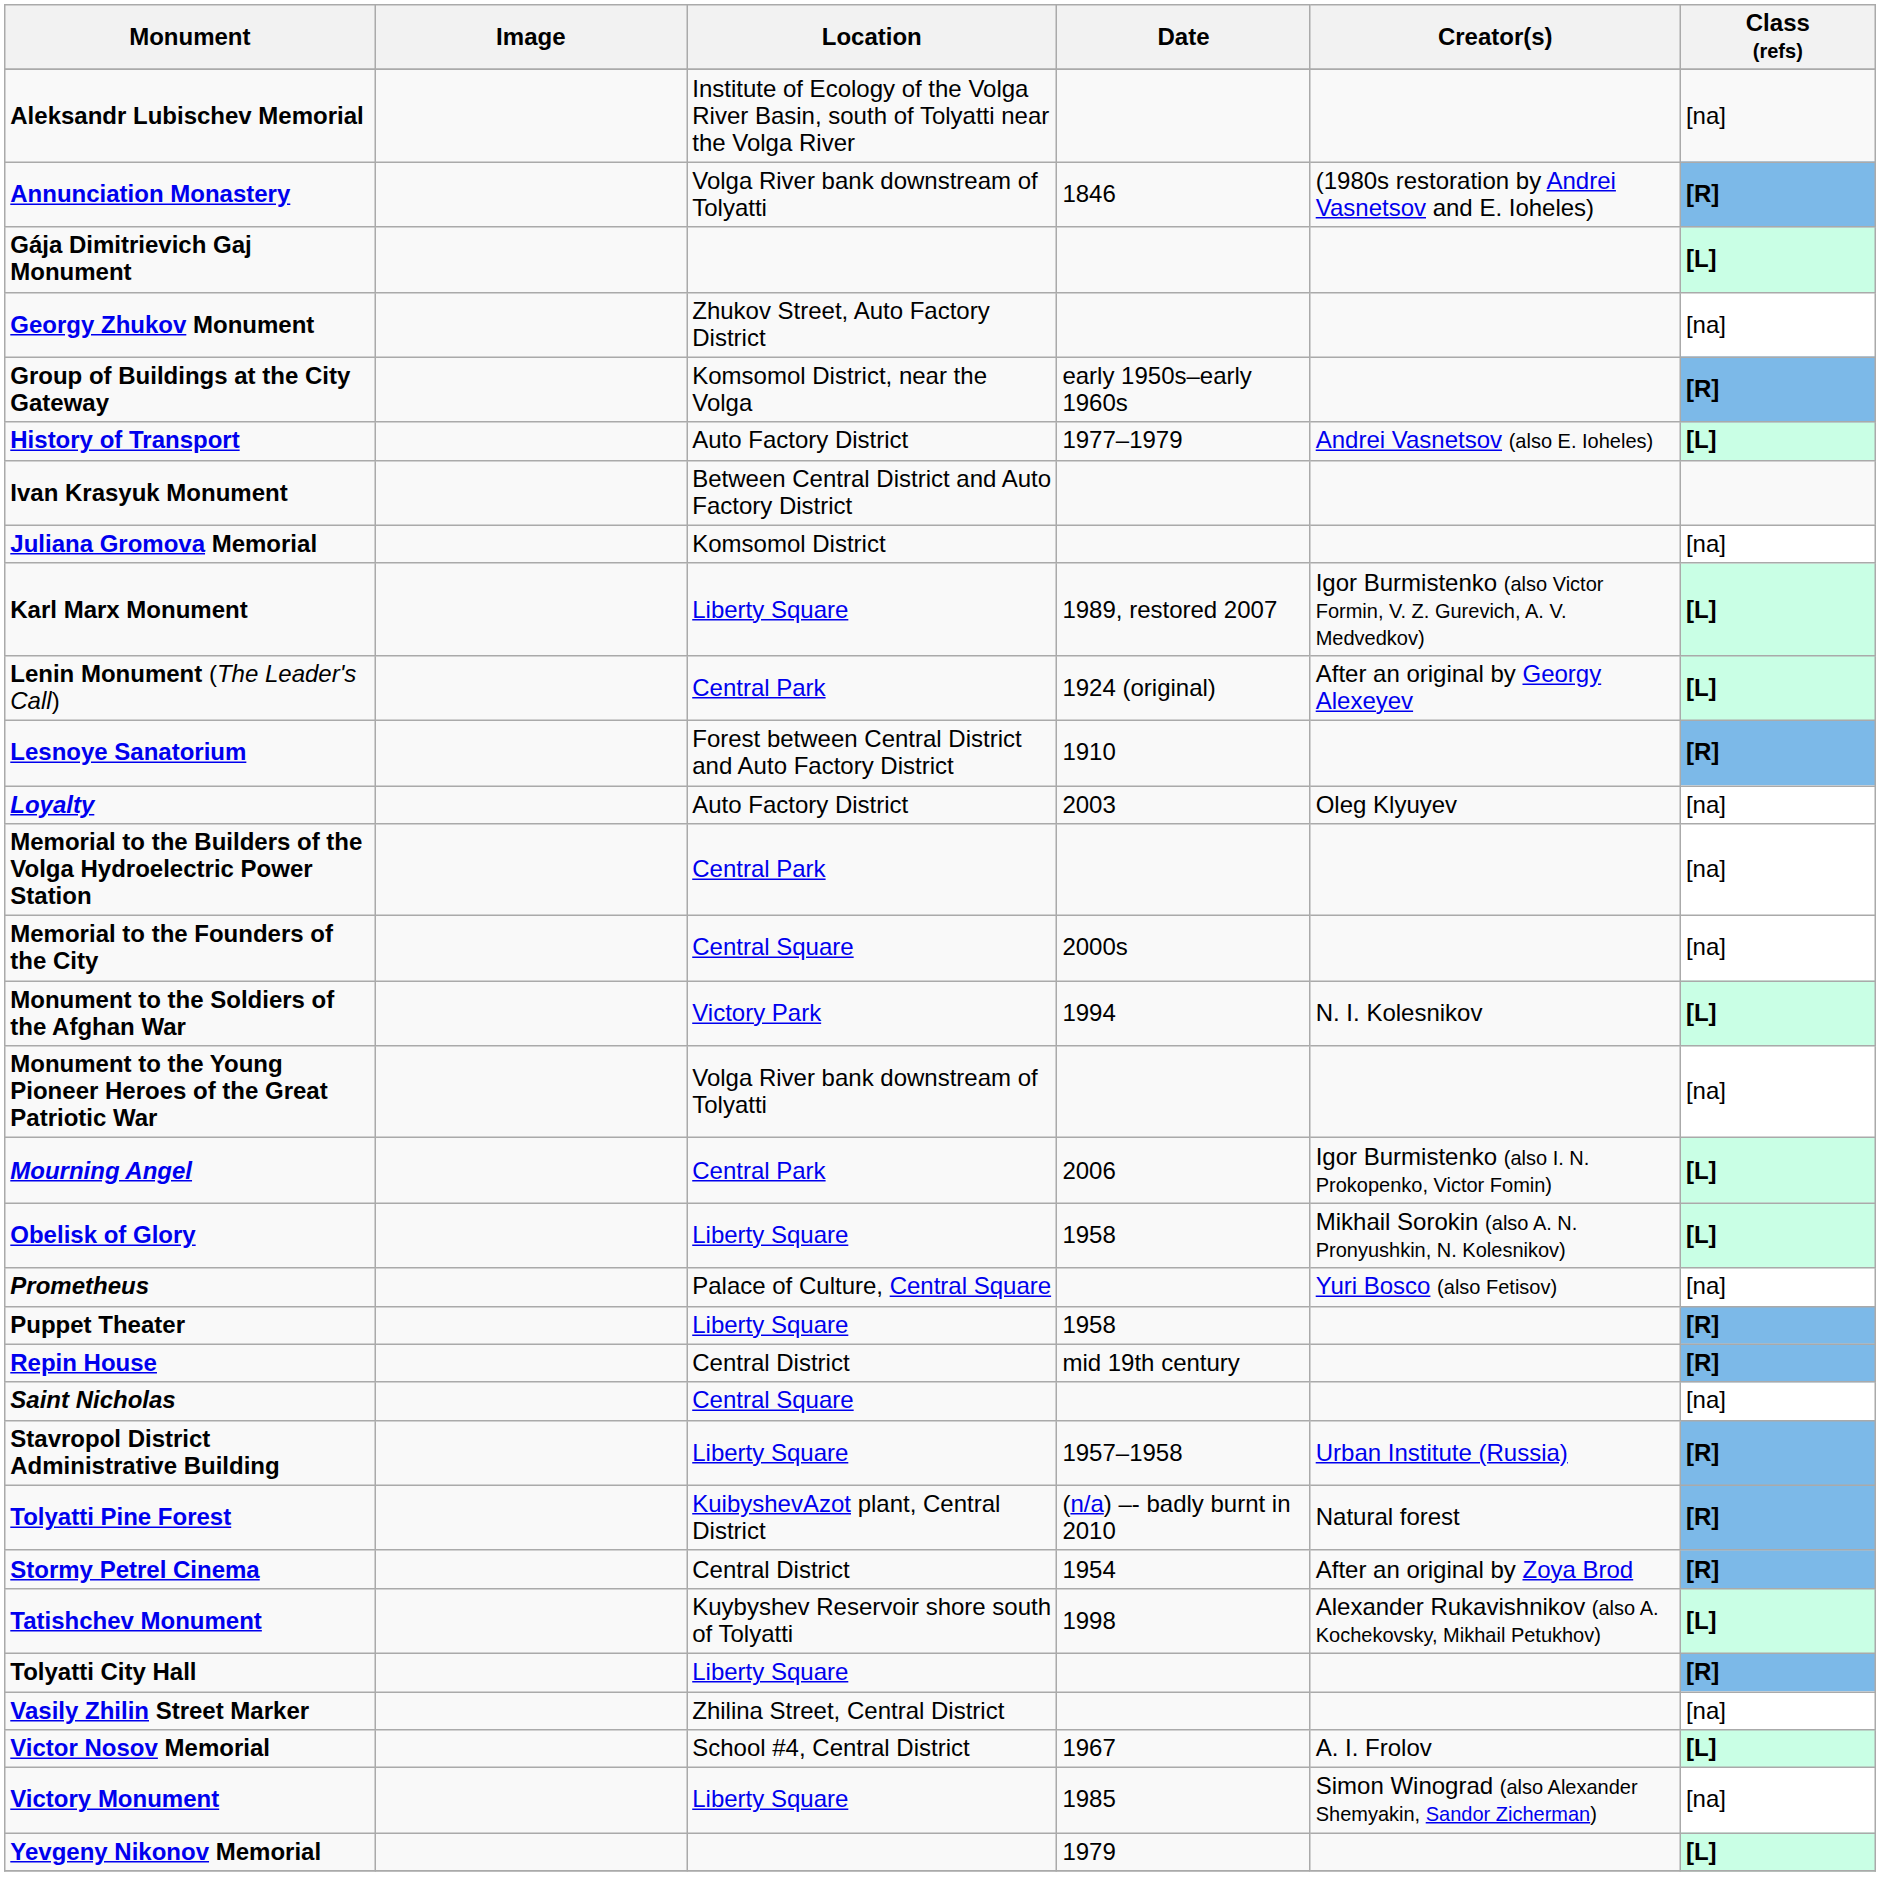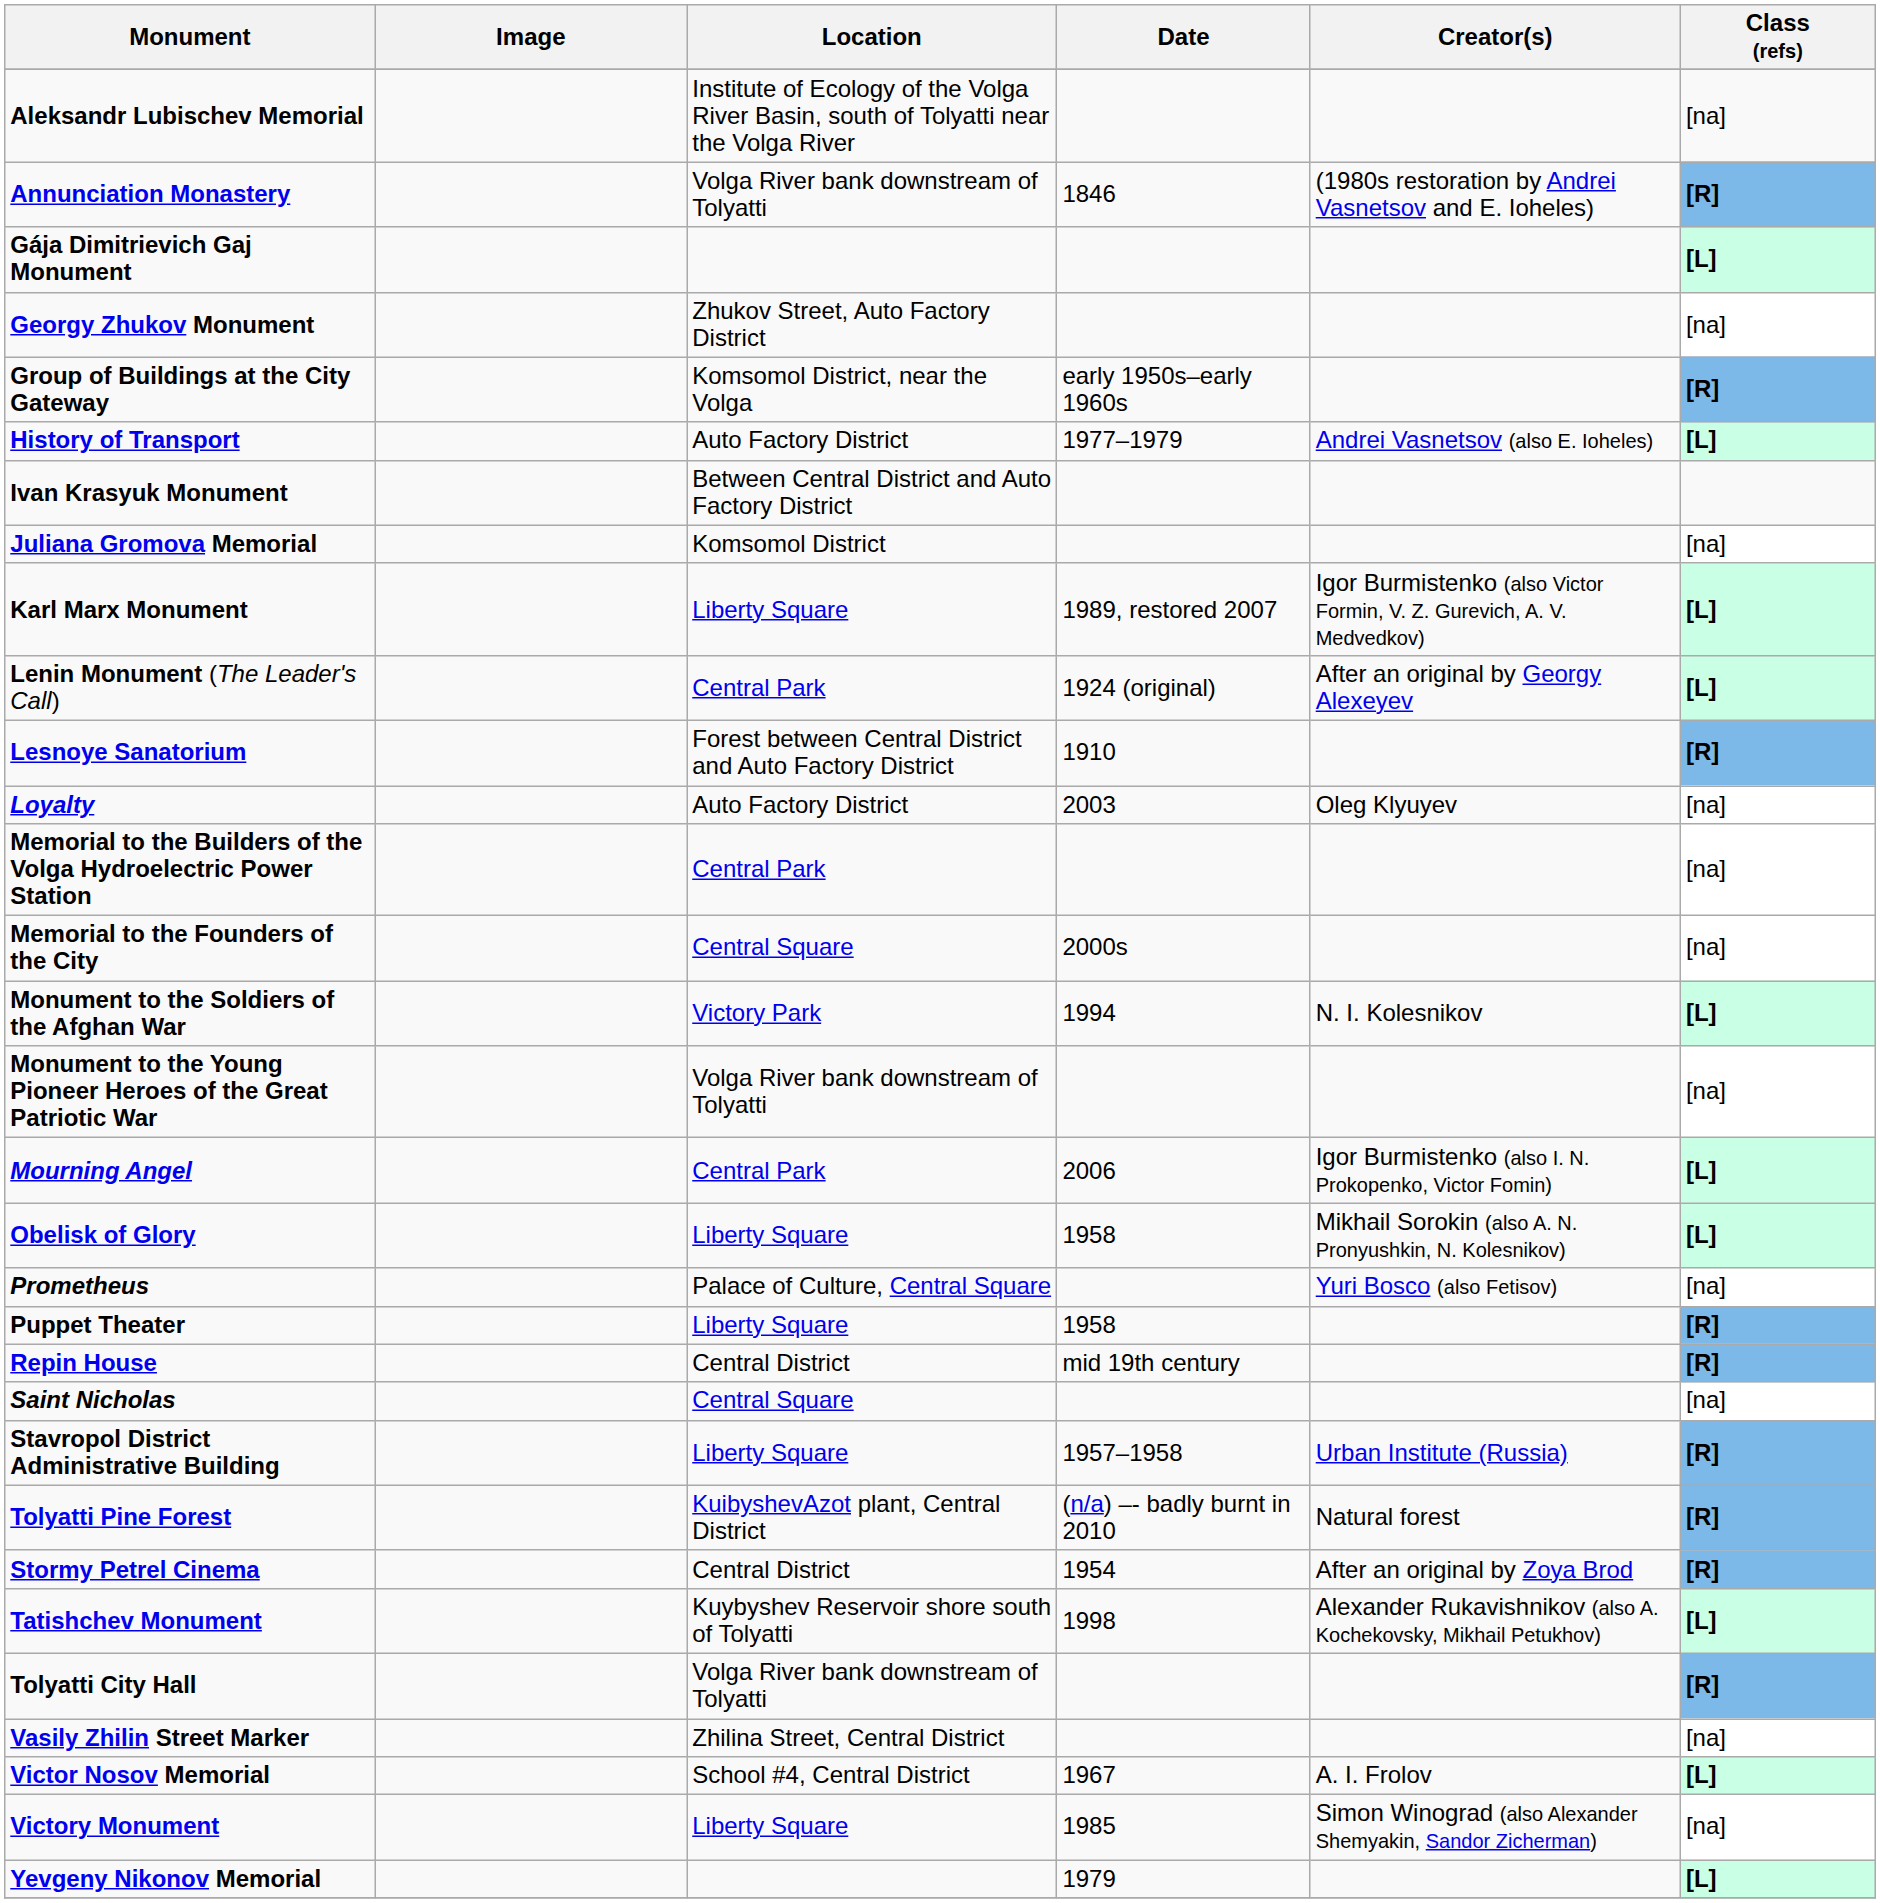(770, 1672) Liberty Square -> (865, 1685) Volga River bank downstream of Tolyatti
